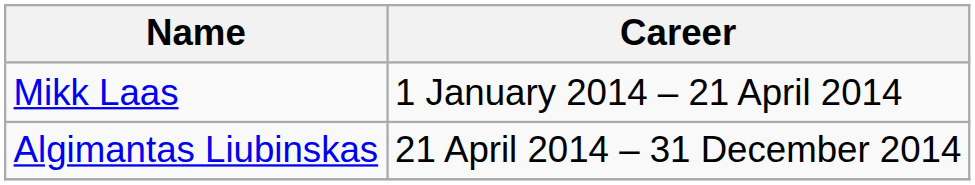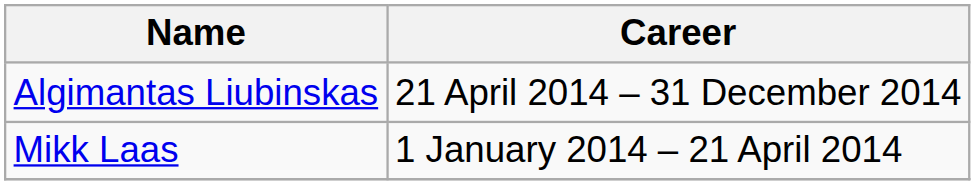rows swapped: (96, 91) <-> (196, 149)
